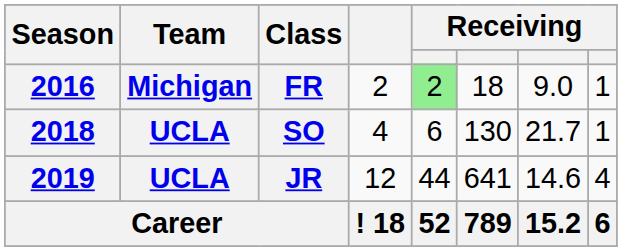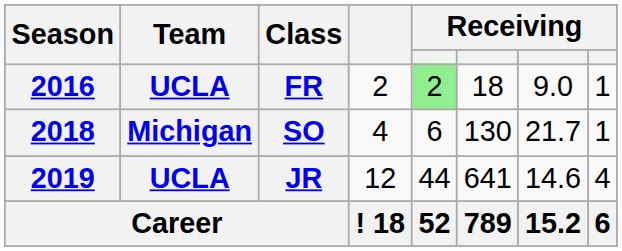(190, 86) Michigan -> (190, 86) UCLA
(190, 131) UCLA -> (190, 131) Michigan
